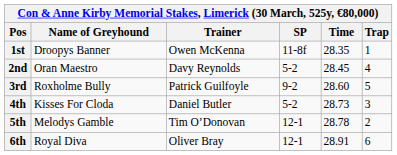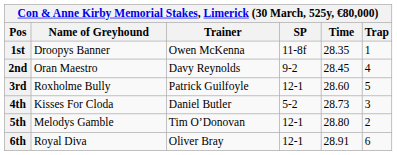(290, 68) 5-2 -> (290, 68) 9-2
(290, 86) 9-2 -> (293, 86) 12-1
(336, 123) 28.78 -> (336, 123) 28.80
